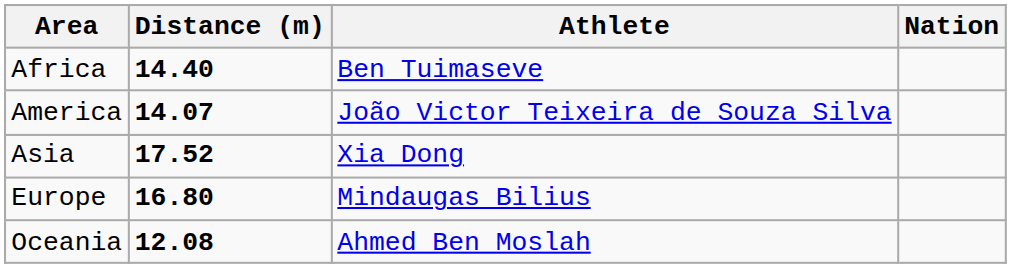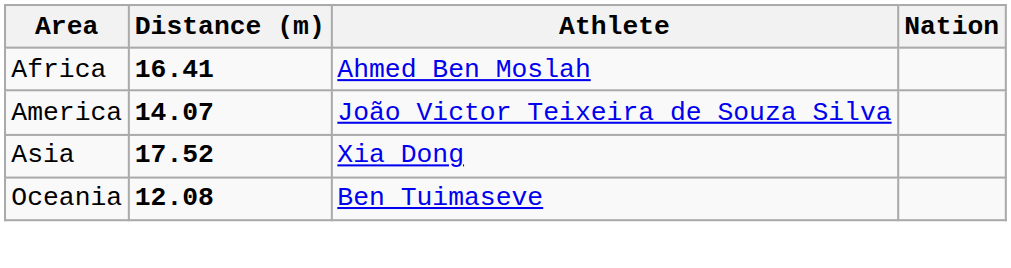(174, 70) 14.40 -> (174, 70) 16.41
(440, 70) Ben Tuimaseve -> (464, 70) Ahmed Ben Moslah
- row: (59, 199)
(464, 242) Ahmed Ben Moslah -> (440, 199) Ben Tuimaseve
